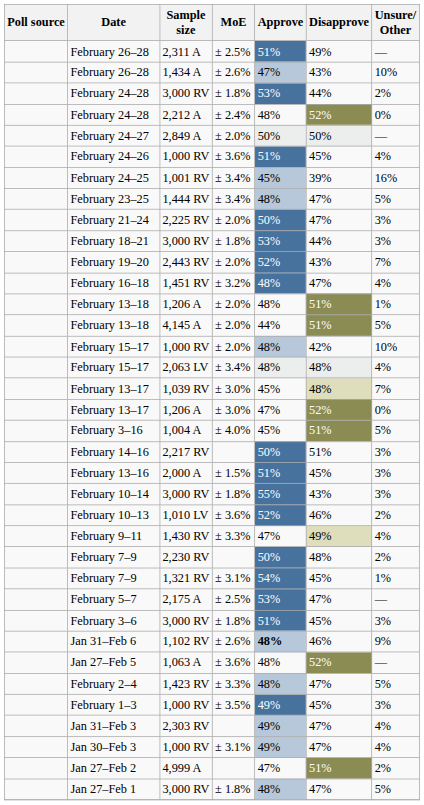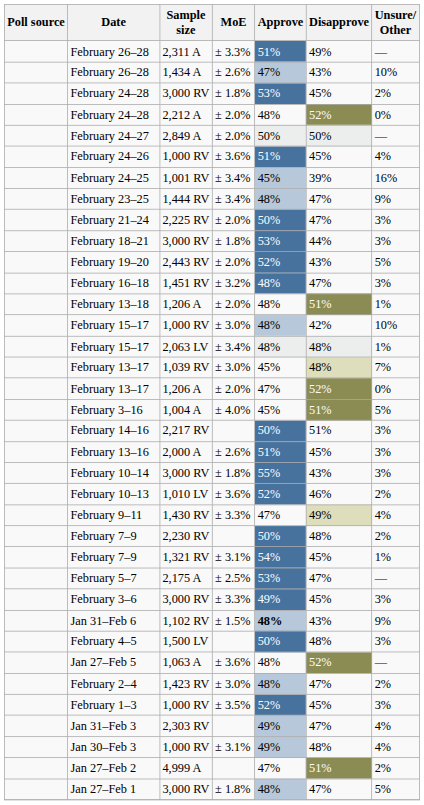(233, 51) ± 2.5% -> (233, 51) ± 3.3%
(320, 93) 44% -> (320, 93) 45%
(233, 114) ± 2.4% -> (233, 114) ± 2.0%
(383, 199) 5% -> (383, 199) 9%
(383, 262) 7% -> (383, 262) 5%
(383, 283) 4% -> (383, 283) 3%
- row: (110, 325)
(233, 346) ± 2.0% -> (233, 325) ± 3.0%
(383, 367) 4% -> (383, 346) 1%
(233, 409) ± 3.0% -> (233, 388) ± 2.0%
(233, 473) ± 1.5% -> (233, 452) ± 2.6%
(233, 620) ± 1.8% -> (233, 599) ± 3.3%
(269, 620) 51% -> (269, 599) 49%
(233, 641) ± 2.6% -> (233, 620) ± 1.5%
(320, 641) 46% -> (320, 620) 43%
+ row: (104, 641)
(233, 683) ± 3.3% -> (233, 683) ± 3.0%
(383, 683) 5% -> (383, 683) 2%
(269, 704) 49% -> (269, 704) 52%
(320, 747) 47% -> (320, 747) 48%
